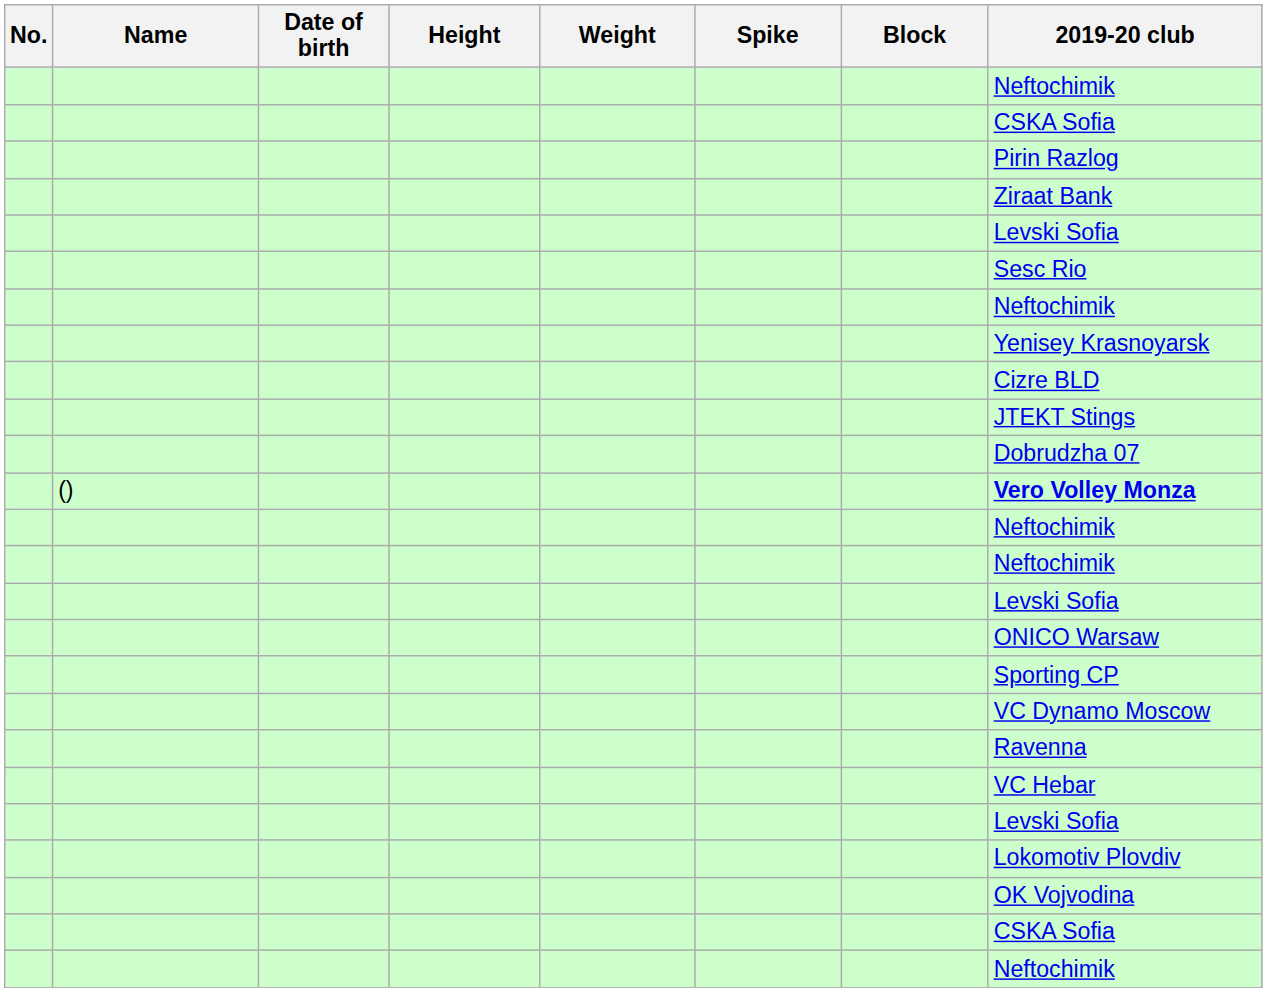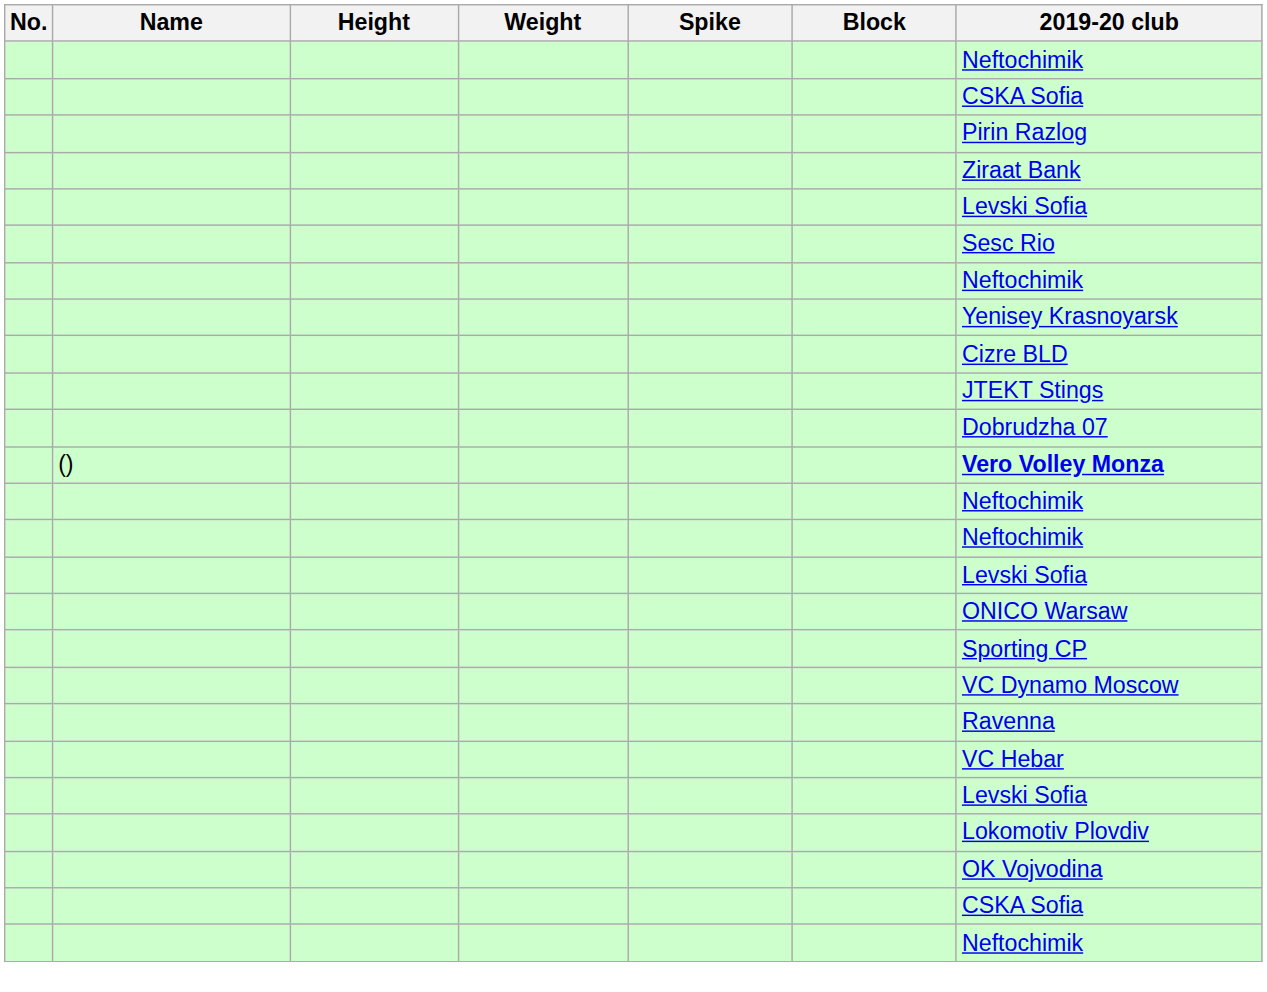- column: (324, 35)
